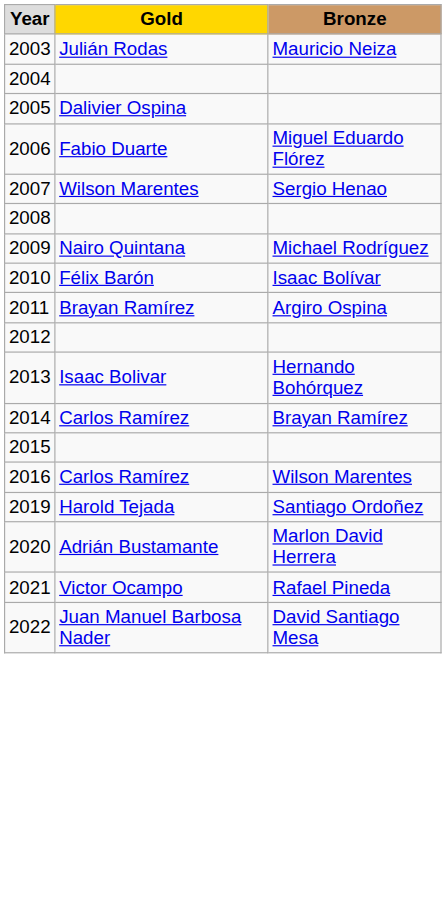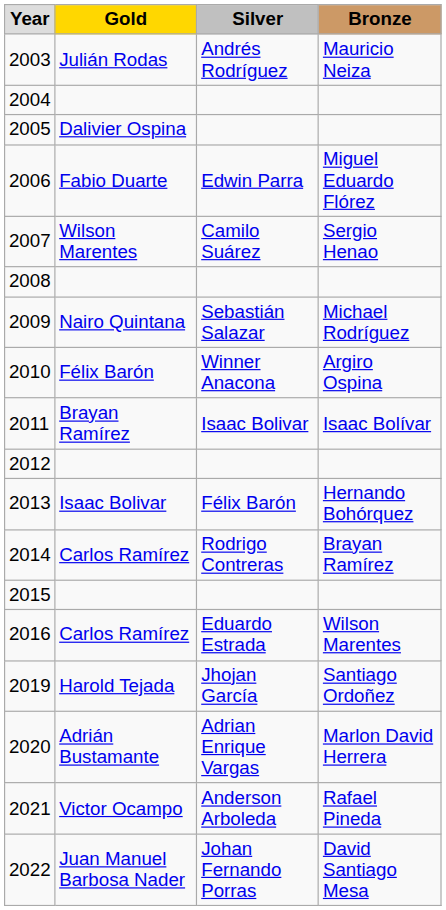+ column: (258, 19)
(327, 277) Isaac Bolívar -> (353, 372) Argiro Ospina
(330, 307) Argiro Ospina -> (377, 423) Isaac Bolívar
